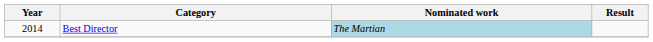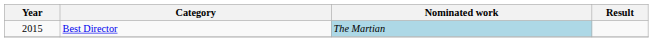(32, 28) 2014 -> (32, 28) 2015
